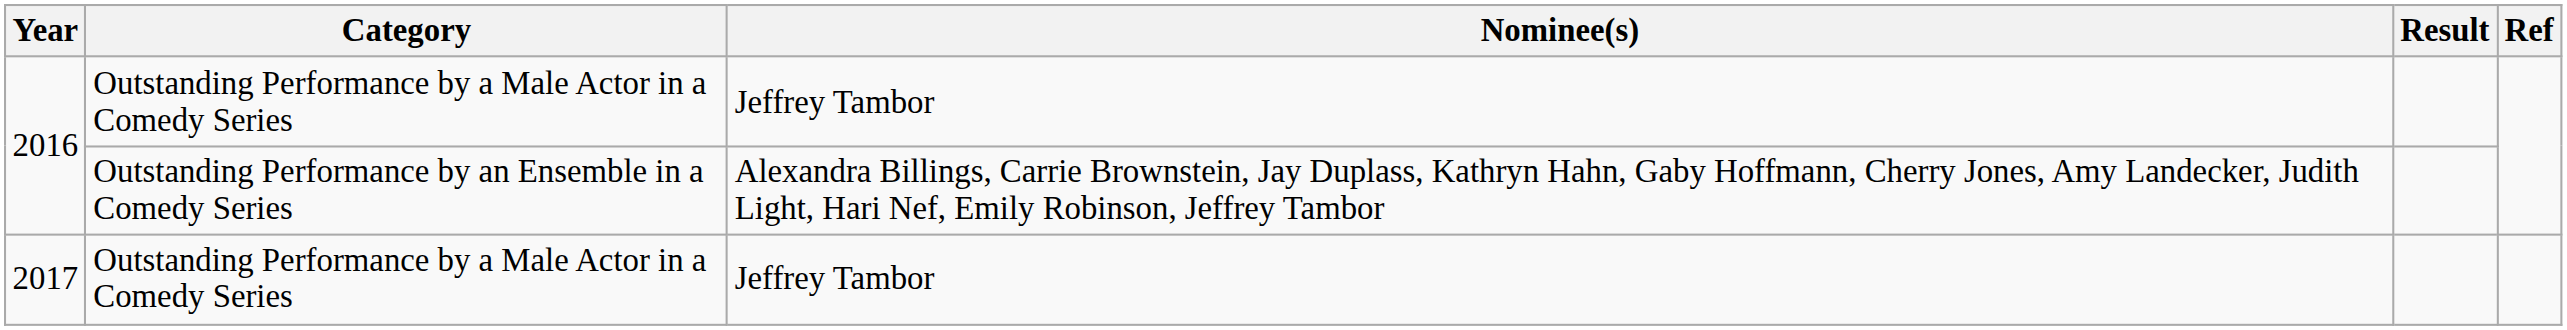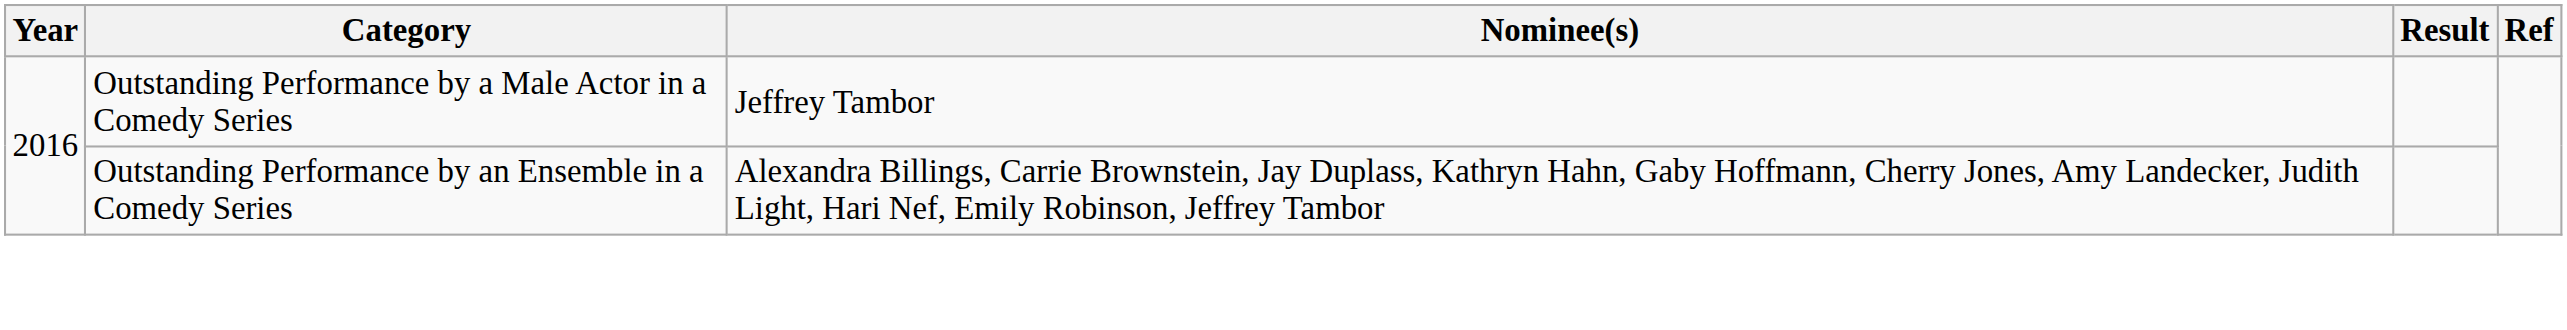- row: (45, 278)
